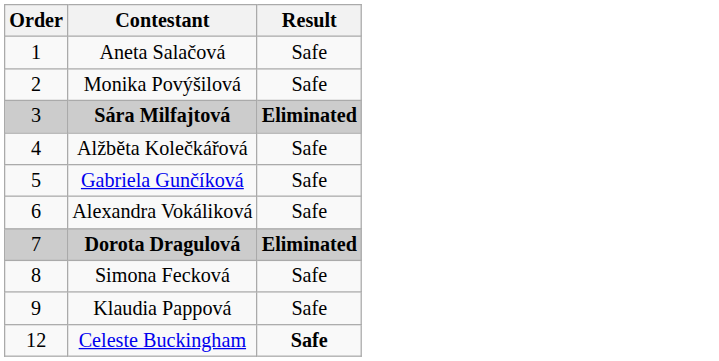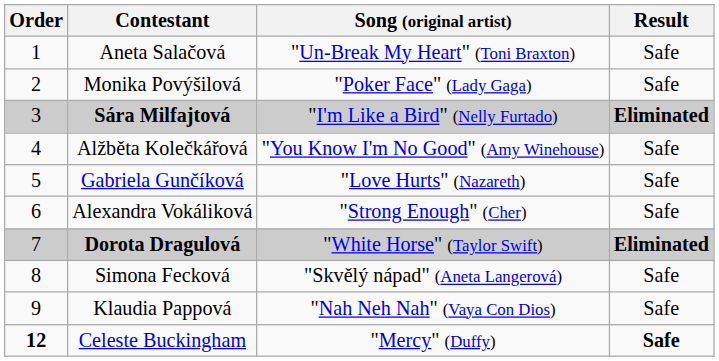+ column: (433, 20)
(36, 340) normal -> (36, 340) bold
